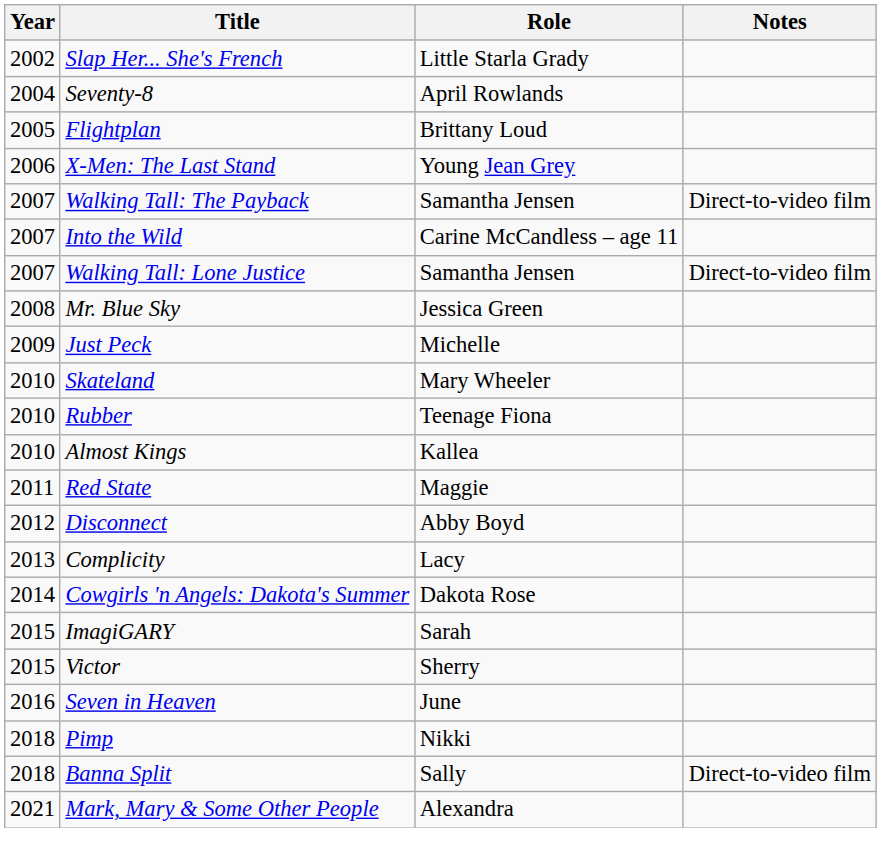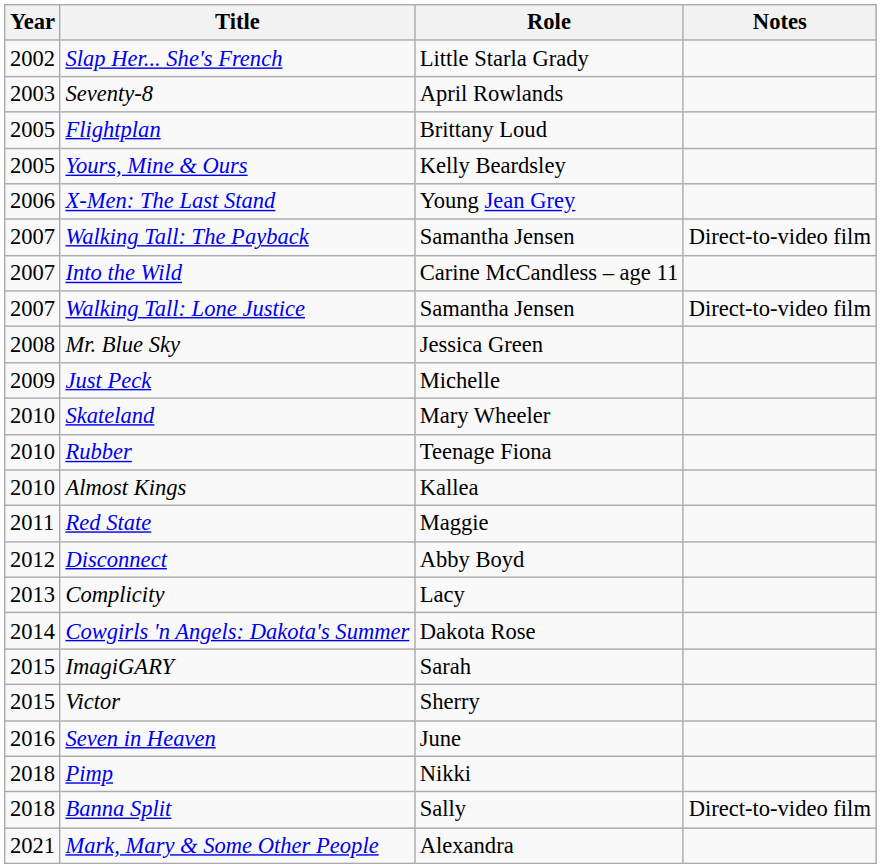(32, 93) 2004 -> (32, 93) 2003
+ row: (157, 165)
